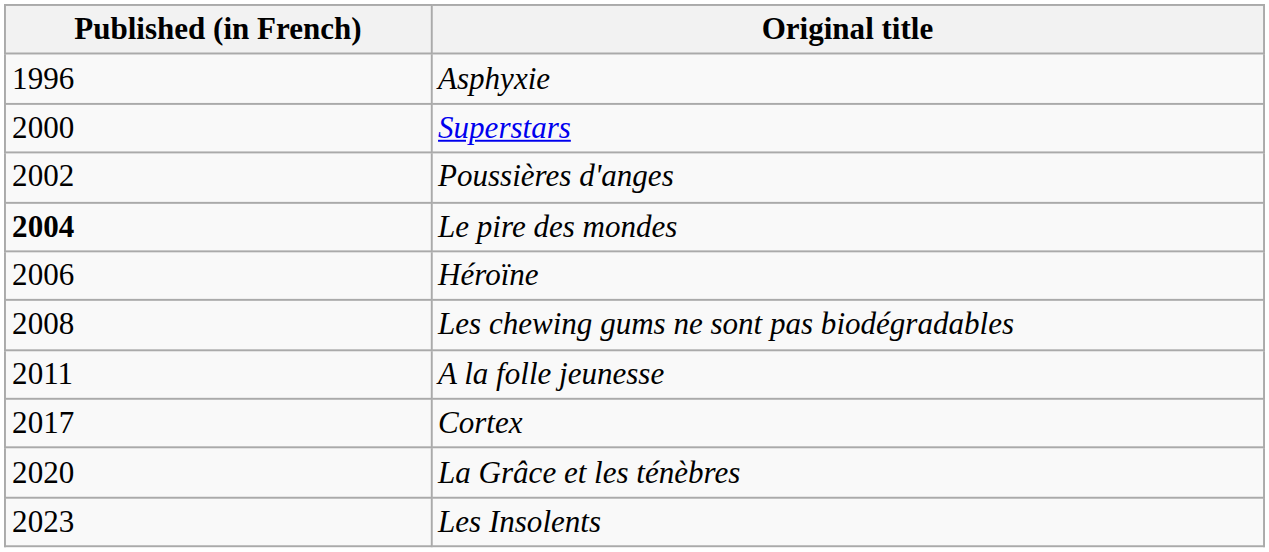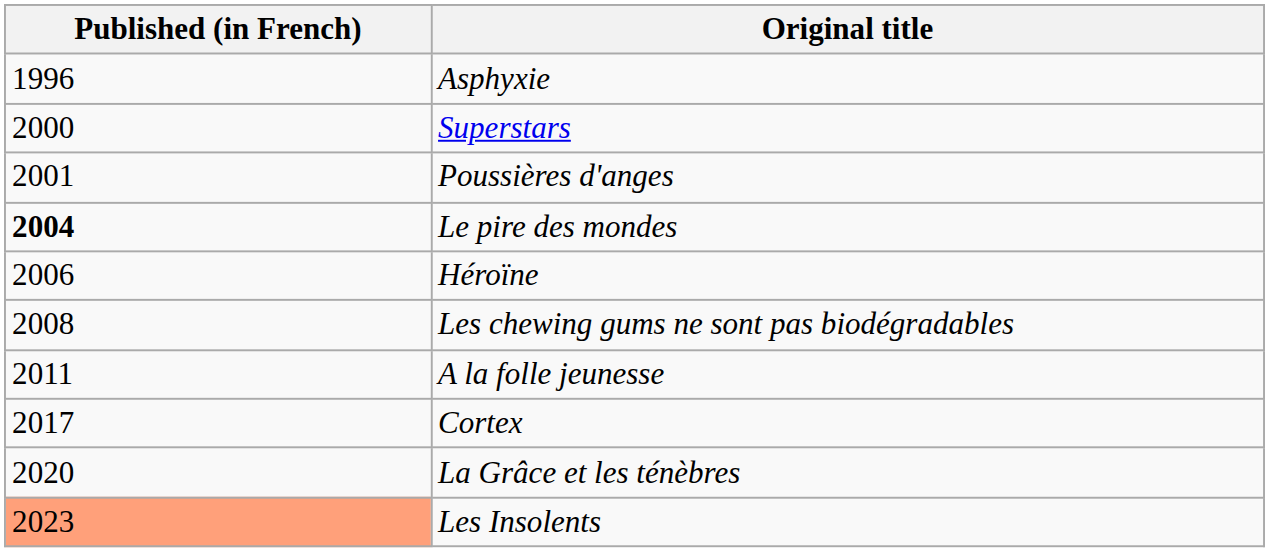(43, 176) 2002 -> (43, 176) 2001
(43, 521) no background -> (43, 521) lightsalmon background
